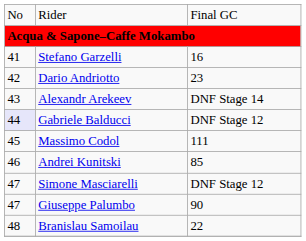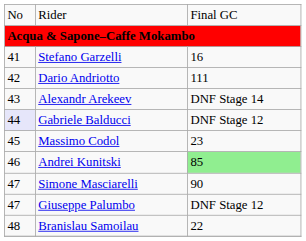(197, 78) 23 -> (200, 78) 111
(200, 141) 111 -> (197, 141) 23
(197, 162) no background -> (197, 162) lightgreen background
(227, 183) DNF Stage 12 -> (197, 183) 90
(197, 204) 90 -> (227, 204) DNF Stage 12
